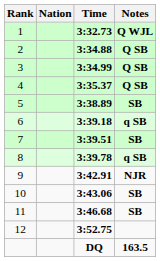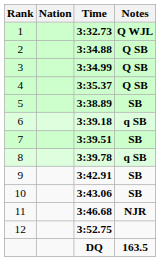(135, 175) NJR -> (135, 175) SB
(135, 211) SB -> (135, 211) NJR
